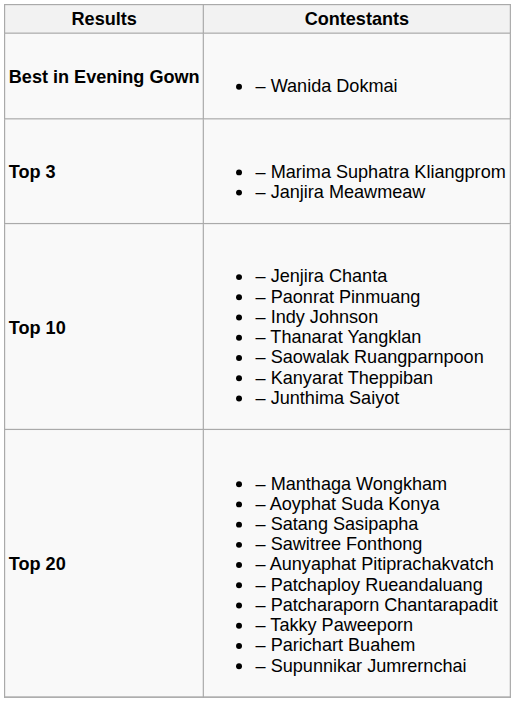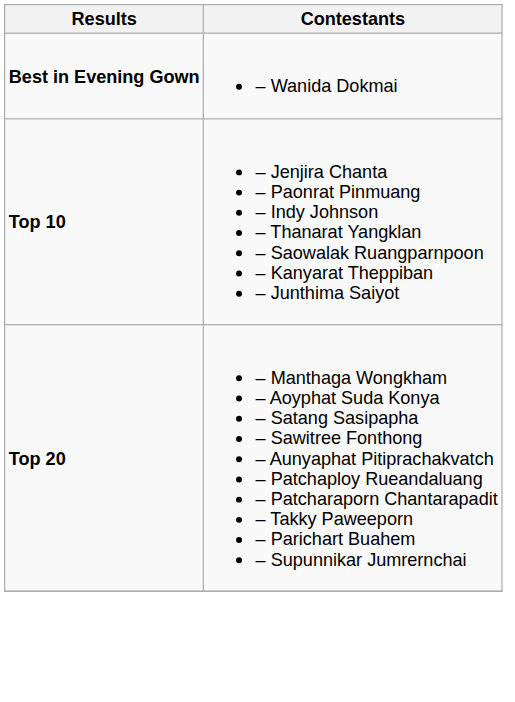- row: (32, 171)
